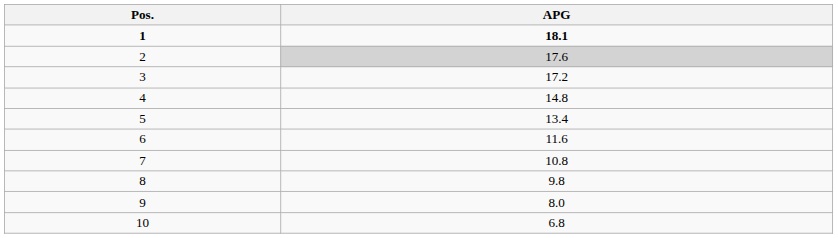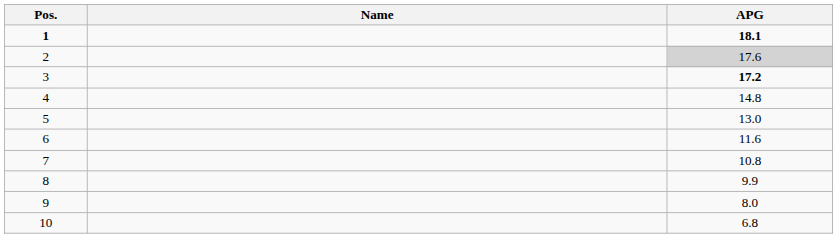+ column: (377, 14)
(557, 77) normal -> (750, 77) bold
(557, 118) 13.4 -> (750, 118) 13.0
(557, 181) 9.8 -> (750, 181) 9.9
